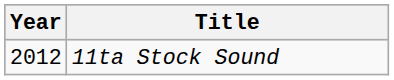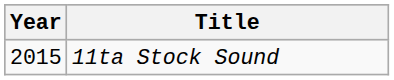(36, 58) 2012 -> (36, 58) 2015
